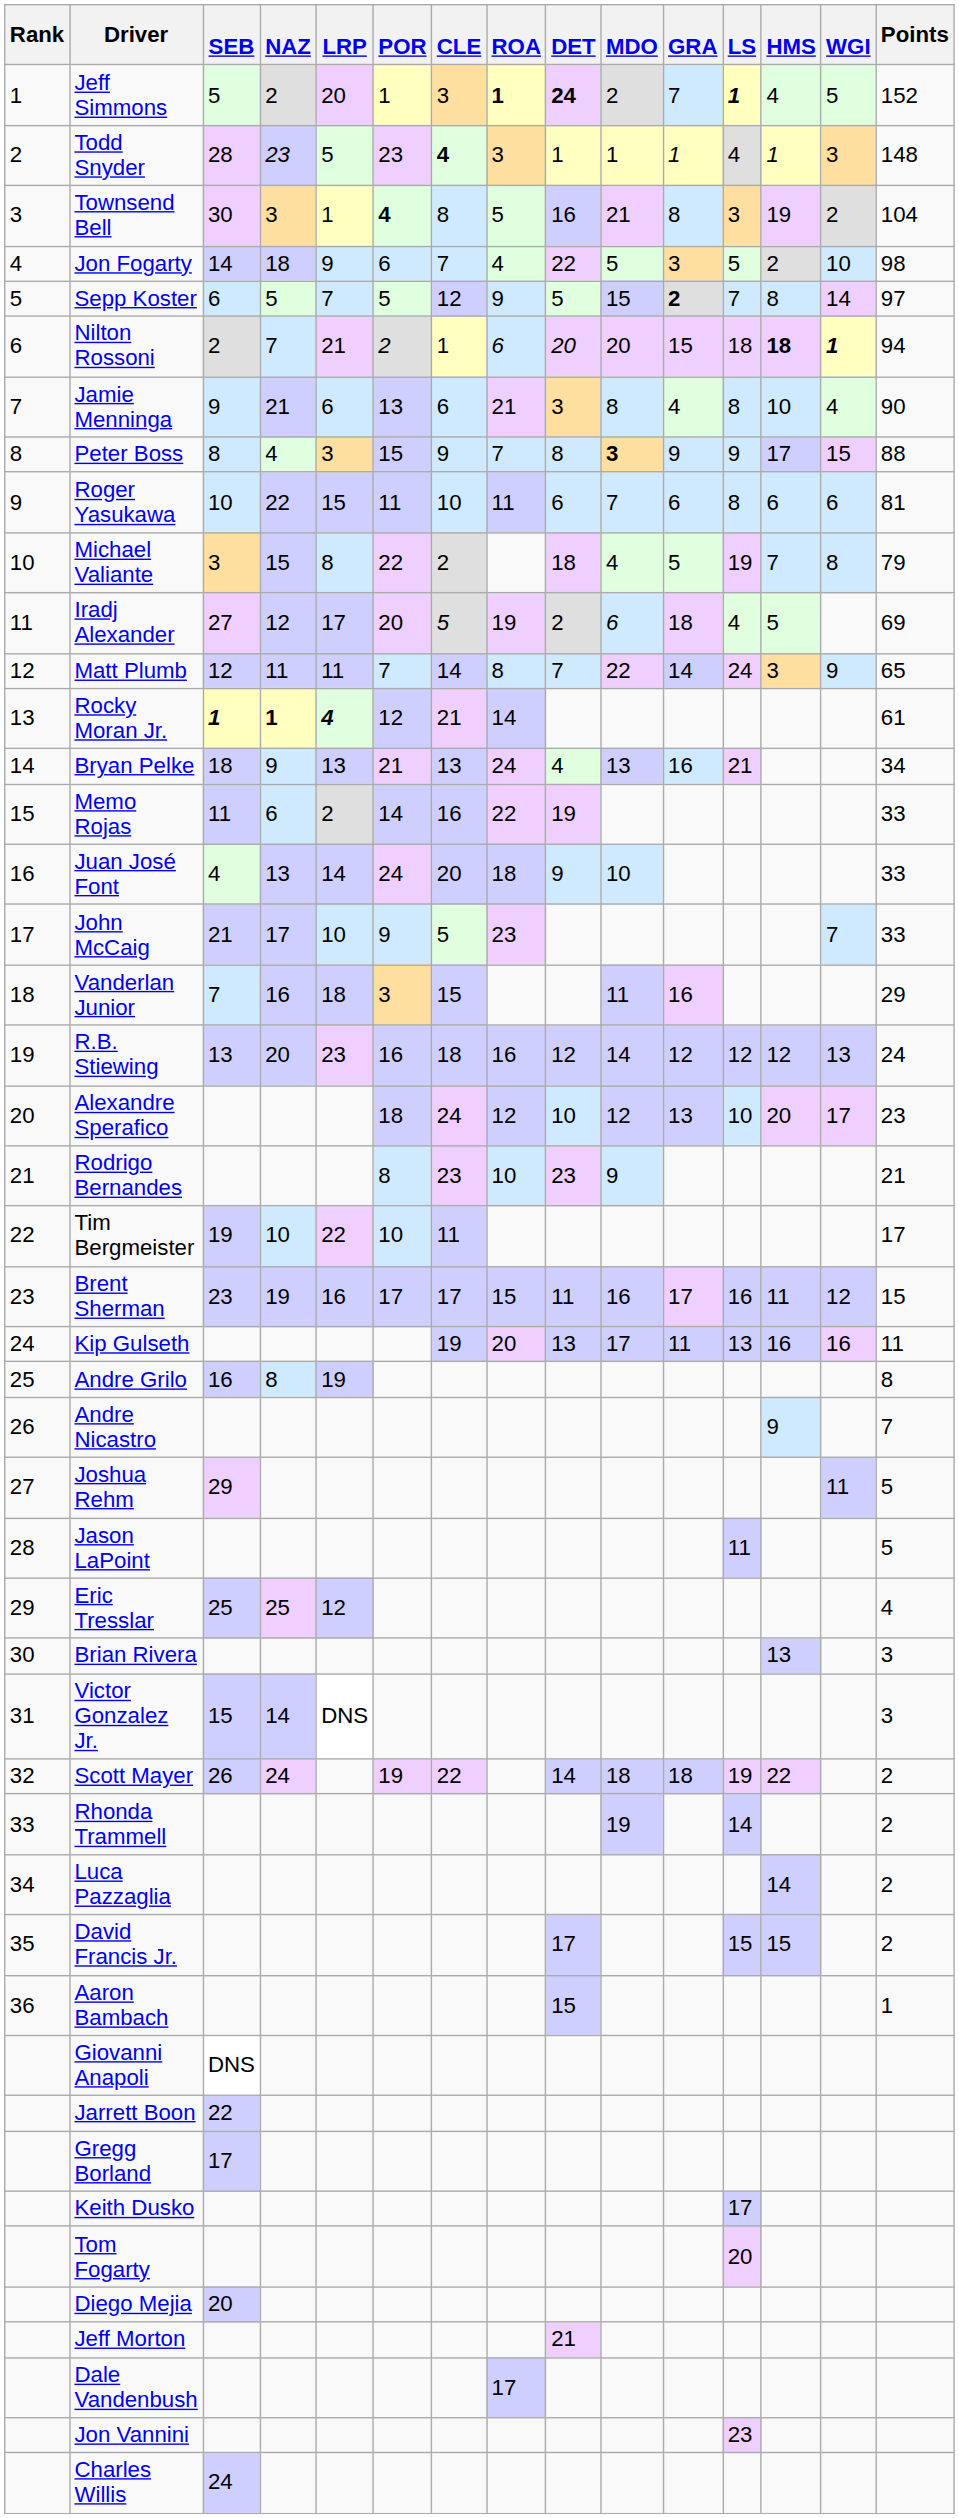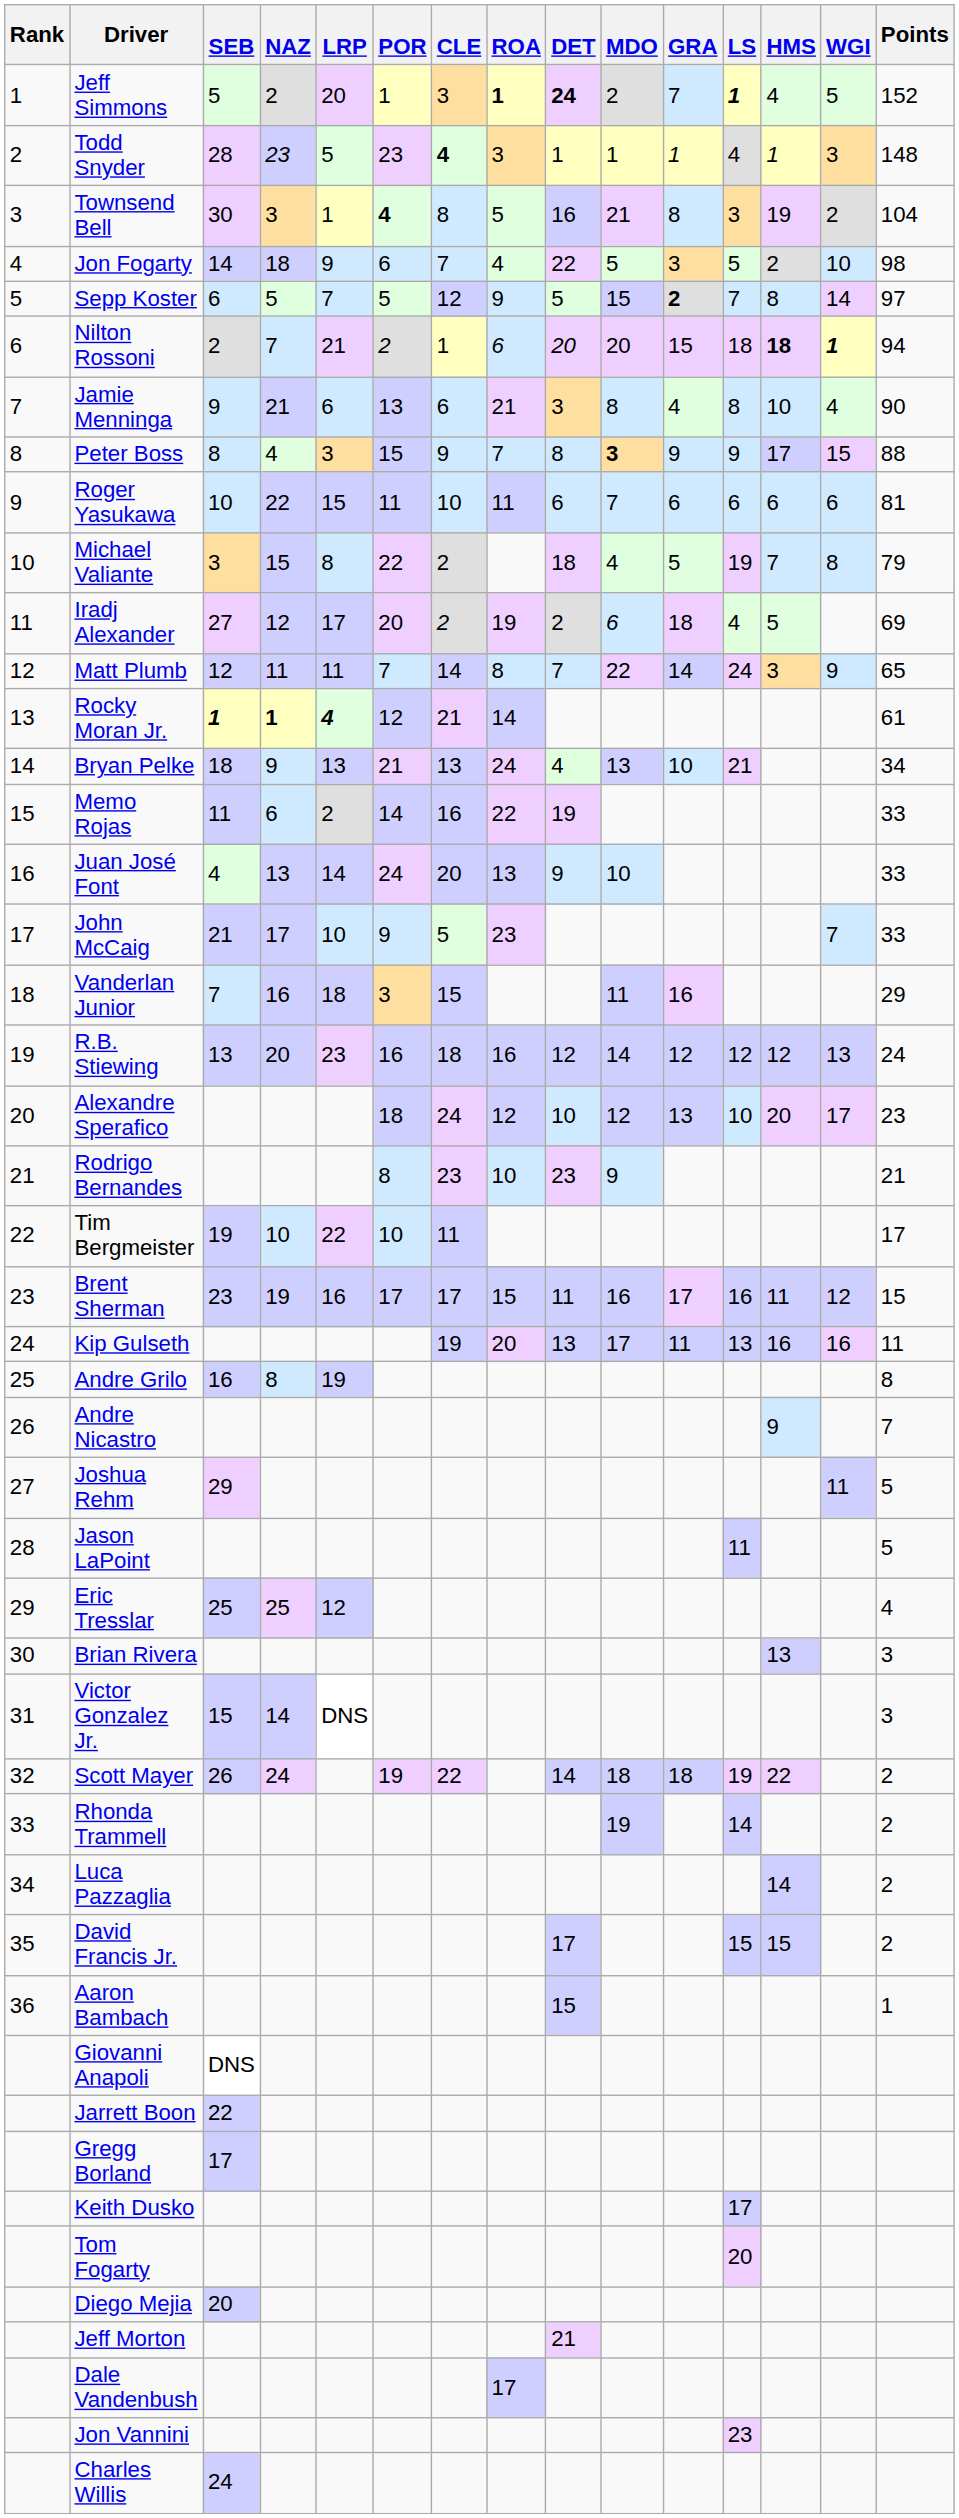(734, 502) 8 -> (734, 502) 6
(443, 622) 5 -> (443, 622) 2
(680, 766) 16 -> (680, 766) 10
(504, 874) 18 -> (504, 874) 13
